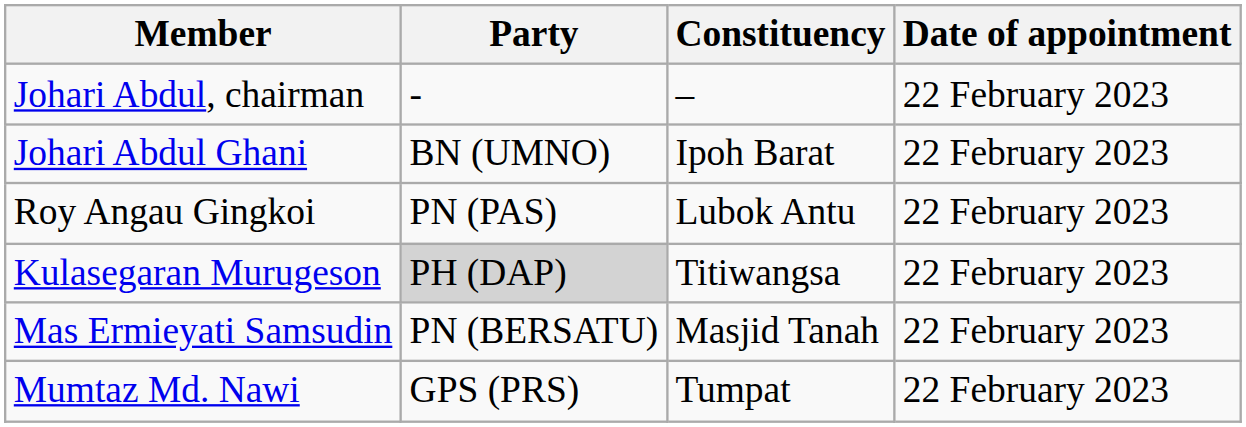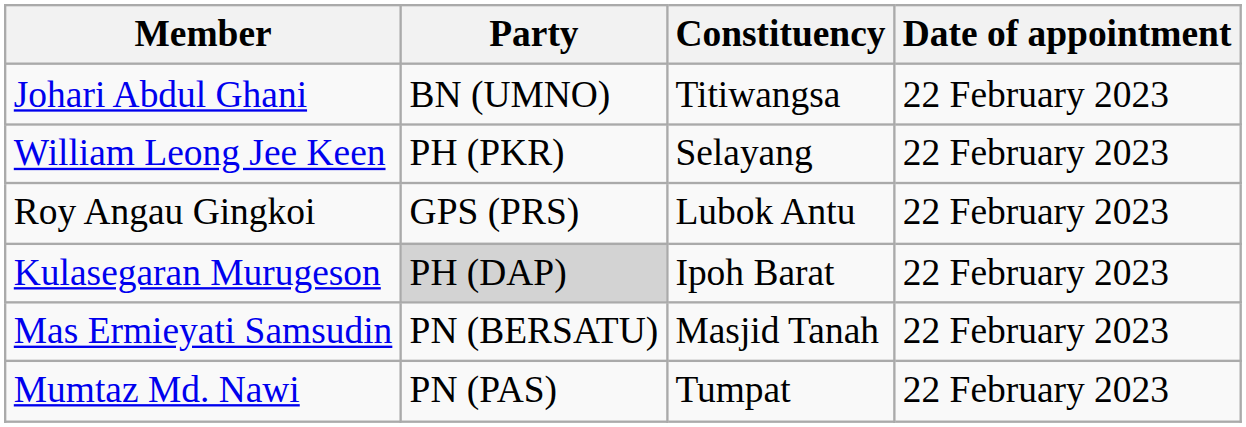- row: (189, 93)
(755, 152) Ipoh Barat -> (758, 93) Titiwangsa
+ row: (200, 152)
(483, 212) PN (PAS) -> (494, 212) GPS (PRS)
(758, 271) Titiwangsa -> (755, 271) Ipoh Barat
(494, 390) GPS (PRS) -> (483, 390) PN (PAS)
